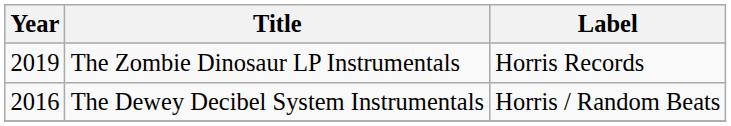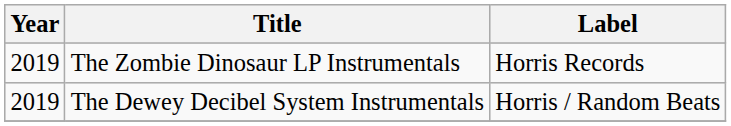(35, 101) 2016 -> (35, 101) 2019
